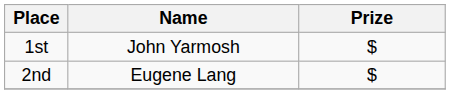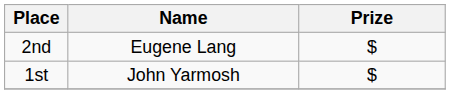rows swapped: (36, 46) <-> (36, 74)
